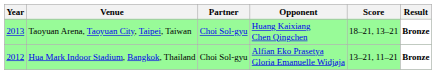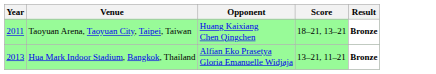- column: (224, 12)
(15, 32) 2013 -> (15, 32) 2011
(15, 57) 2012 -> (15, 57) 2013
